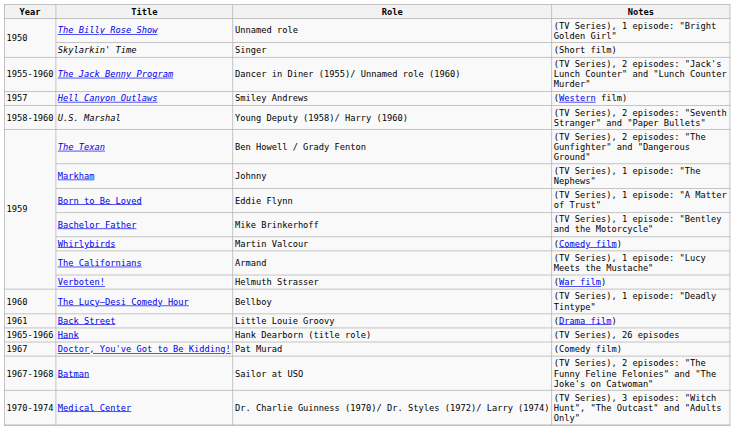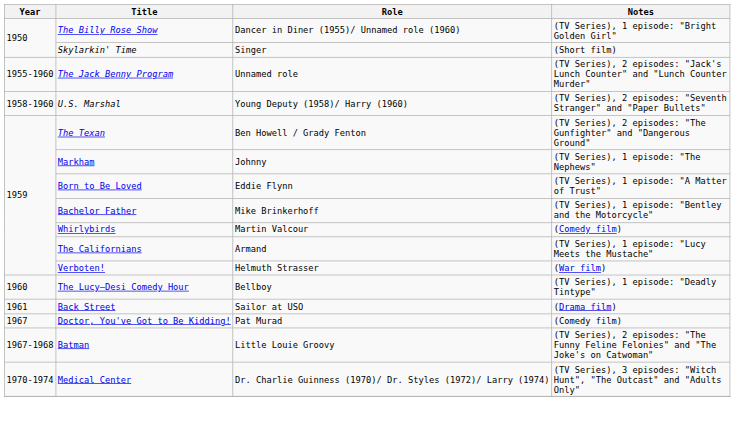(266, 31) Unnamed role -> (348, 31) Dancer in Diner (1955)/ Unnamed role (1960)
(348, 74) Dancer in Diner (1955)/ Unnamed role (1960) -> (266, 74) Unnamed role
- row: (108, 98)
(285, 321) Little Louie Groovy -> (269, 307) Sailor at USO
- row: (68, 335)
(269, 373) Sailor at USO -> (285, 345) Little Louie Groovy
